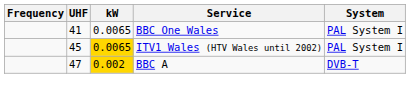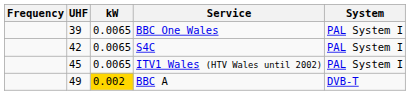(75, 30) 41 -> (75, 30) 39
+ row: (146, 47)
(112, 47) gold background -> (112, 64) no background
(75, 64) 47 -> (75, 82) 49
